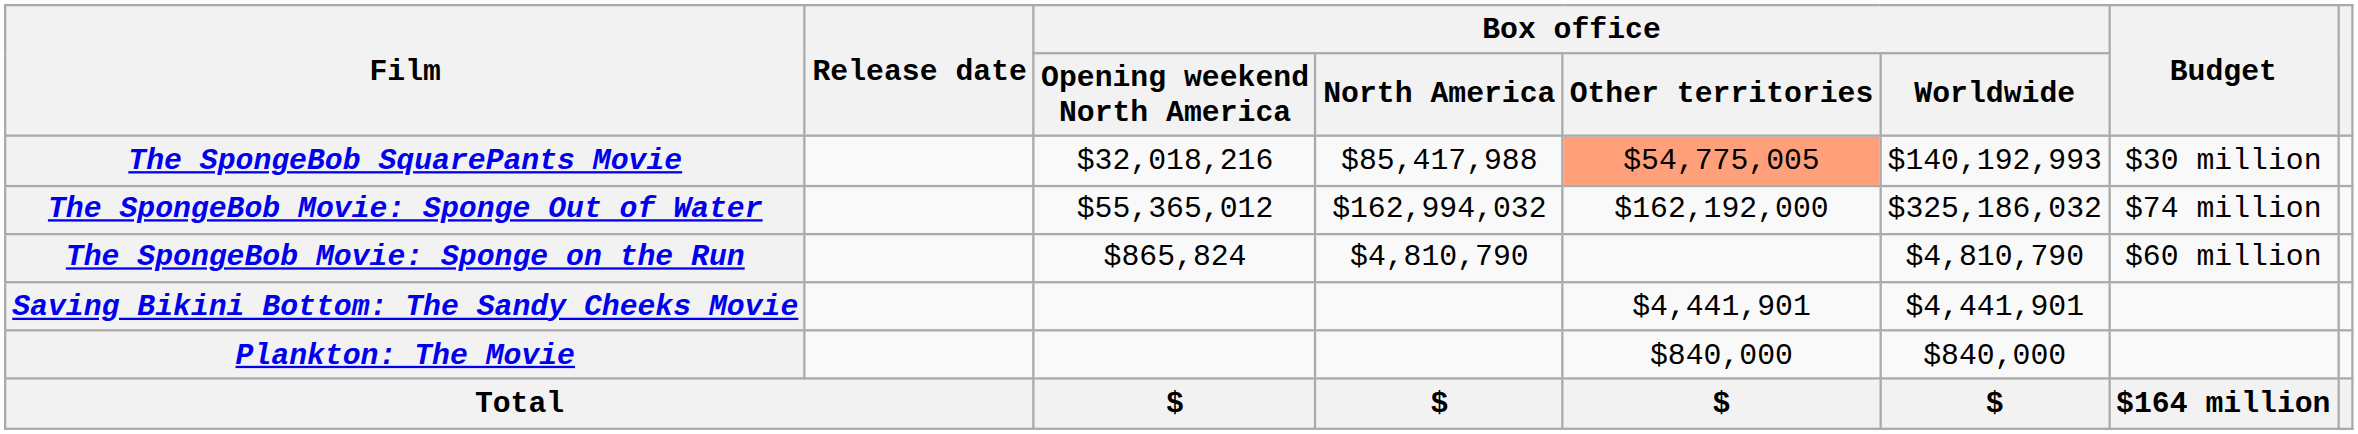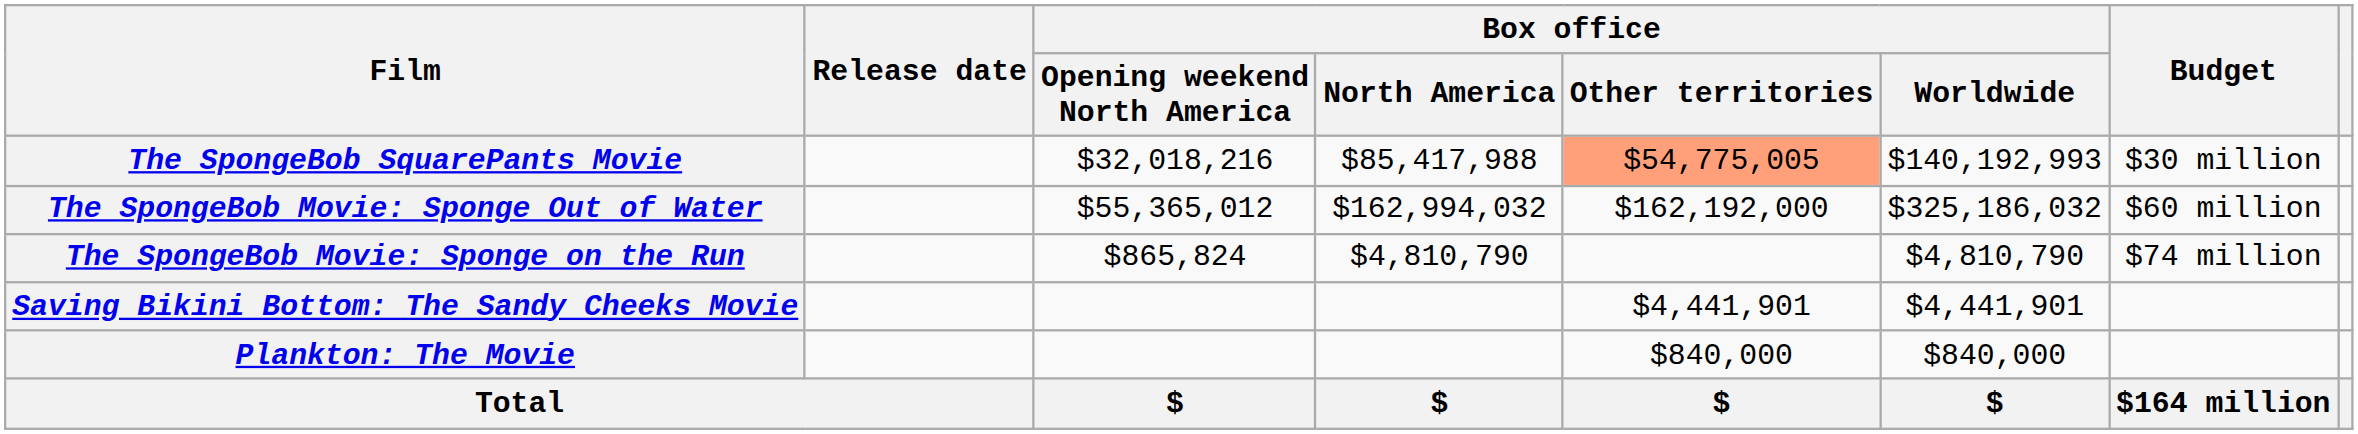(2223, 209) $74 million -> (2223, 209) $60 million
(2223, 258) $60 million -> (2223, 258) $74 million
